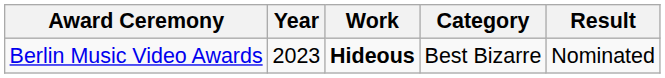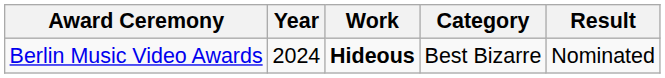(296, 55) 2023 -> (296, 55) 2024
